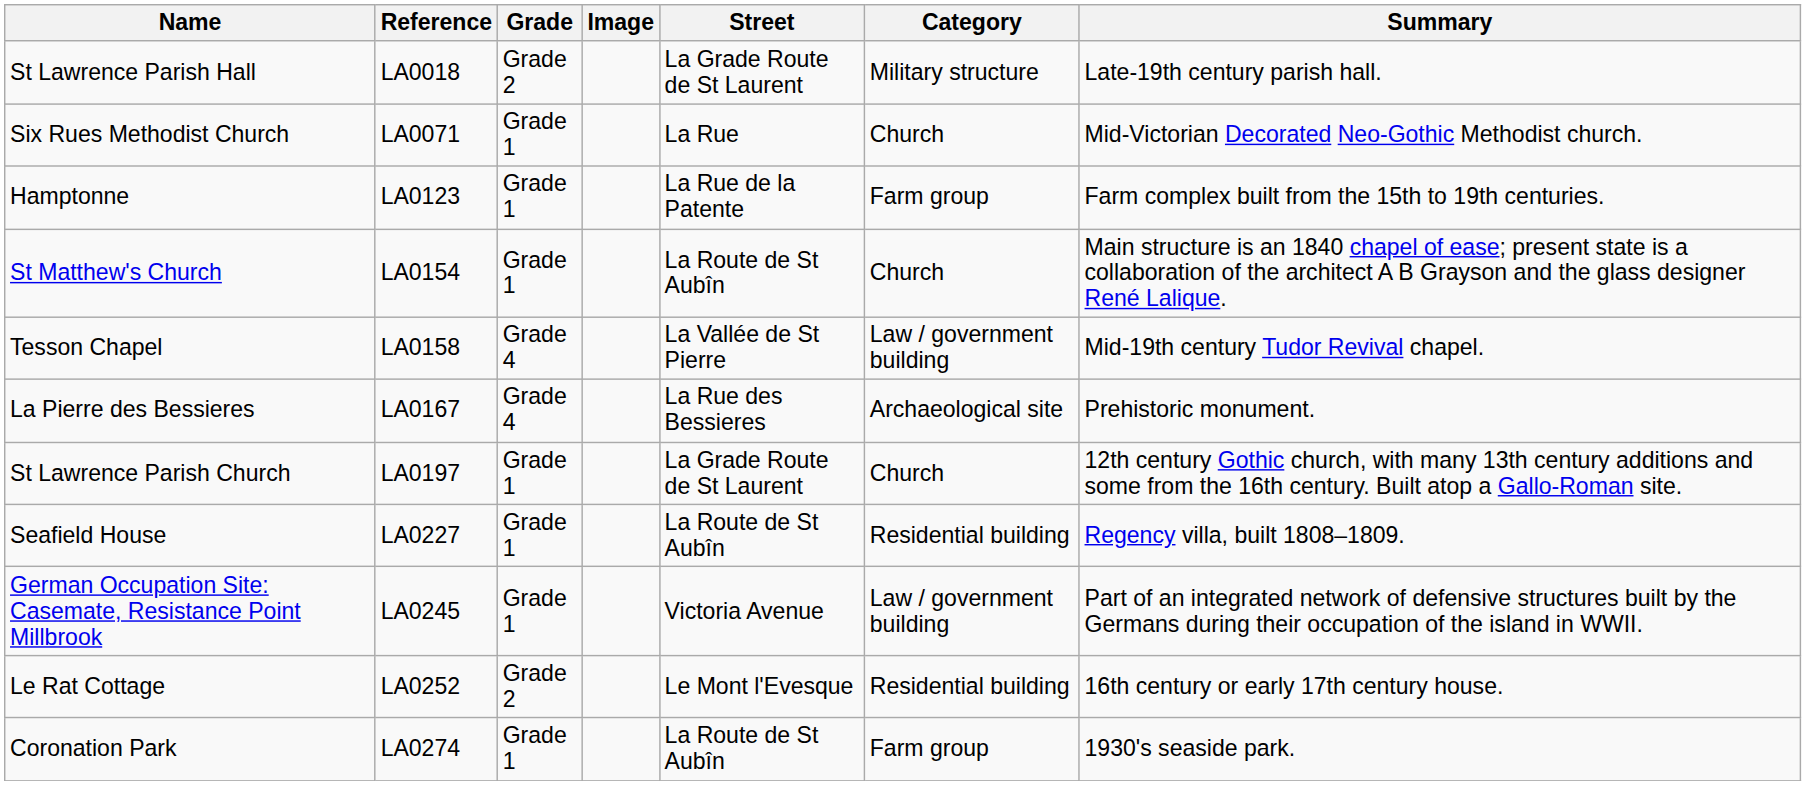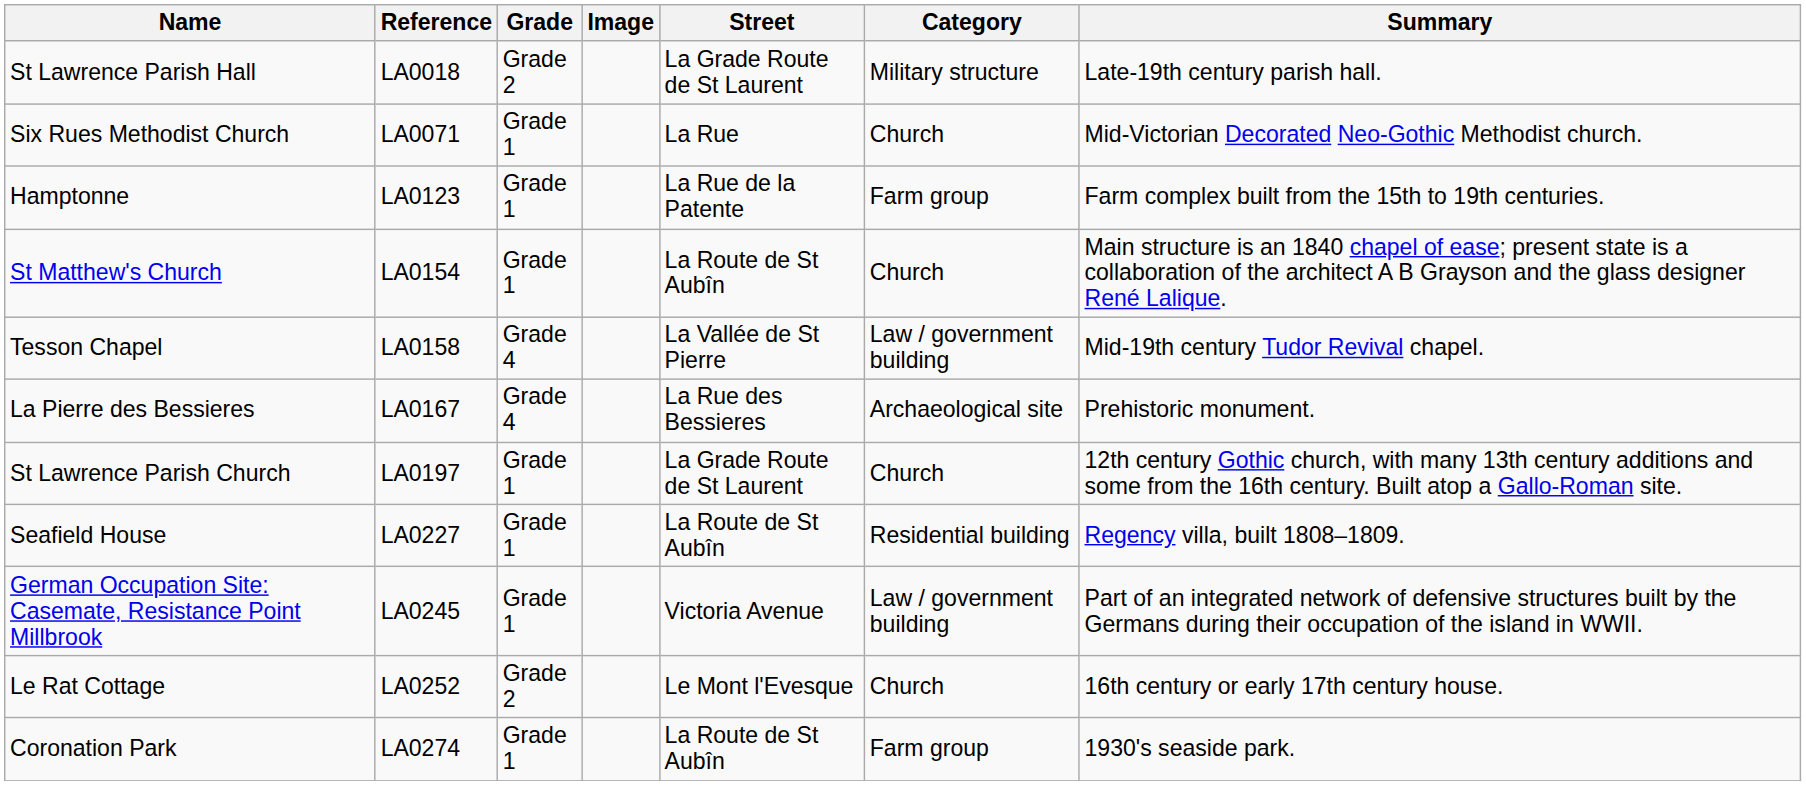(970, 686) Residential building -> (907, 686) Church
